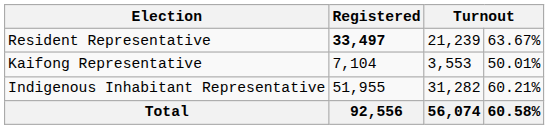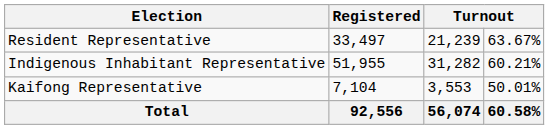(359, 40) bold -> (359, 40) normal
rows swapped: (167, 88) <-> (105, 64)
